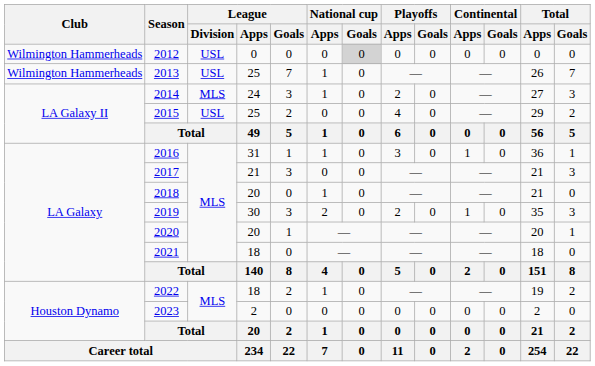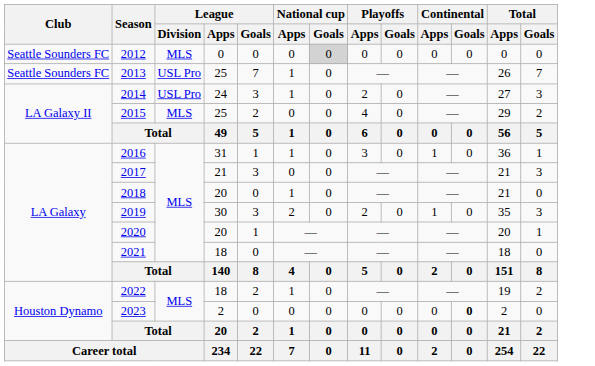(75, 53) Wilmington Hammerheads -> (58, 53) Seattle Sounders FC
(212, 53) USL -> (179, 53) MLS
(75, 73) Wilmington Hammerheads -> (58, 73) Seattle Sounders FC
(212, 73) USL -> (179, 73) USL Pro
(212, 93) MLS -> (179, 93) USL Pro
(212, 113) USL -> (179, 113) MLS
(502, 311) normal -> (469, 311) bold
